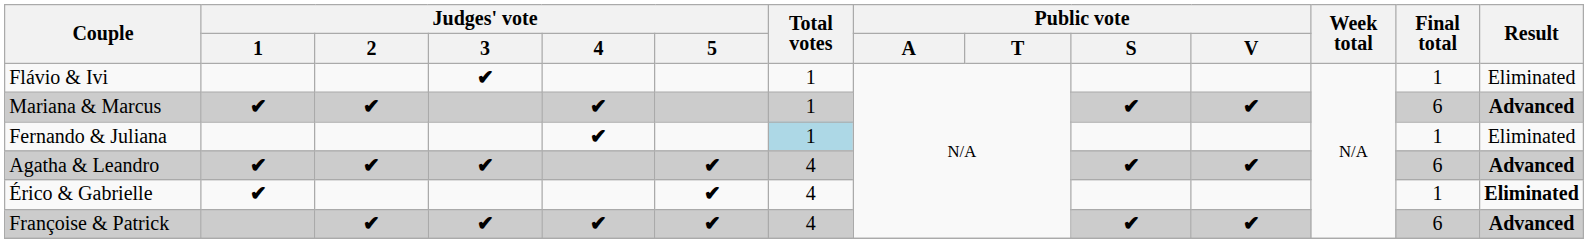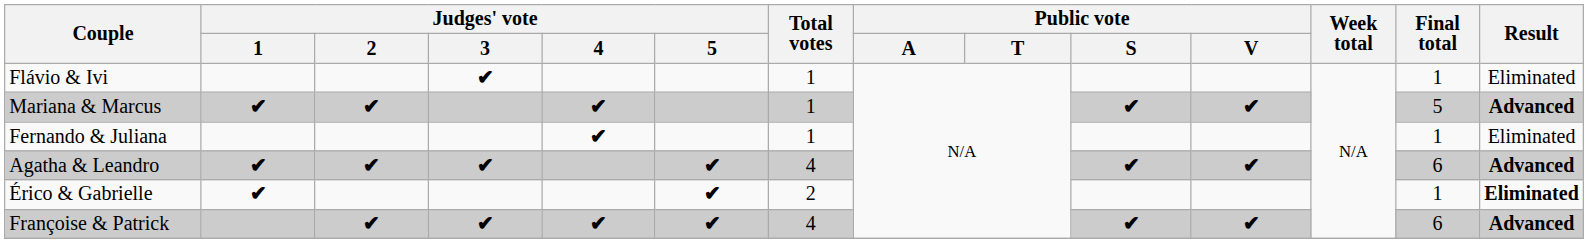(1438, 106) 6 -> (1438, 106) 5
(811, 135) lightblue background -> (811, 135) no background
(811, 194) 4 -> (811, 194) 2
